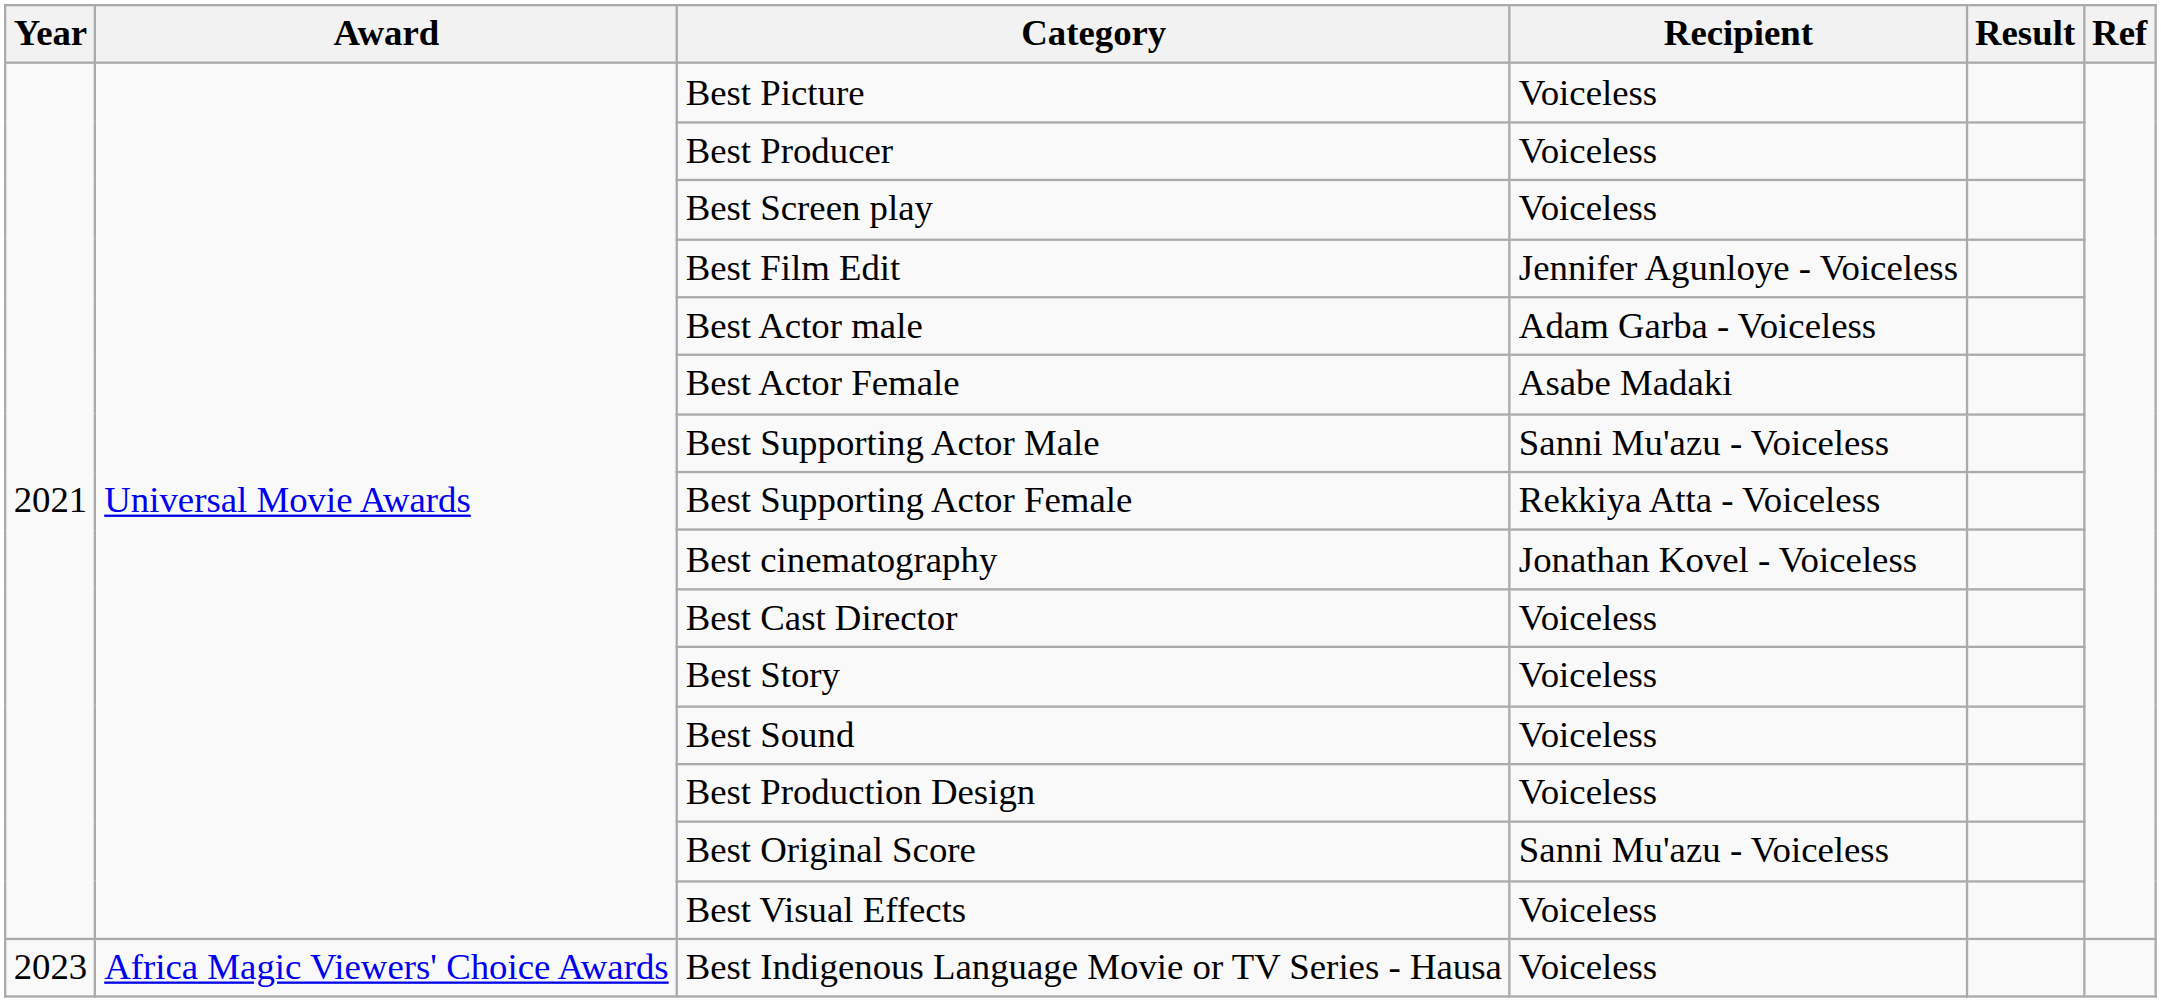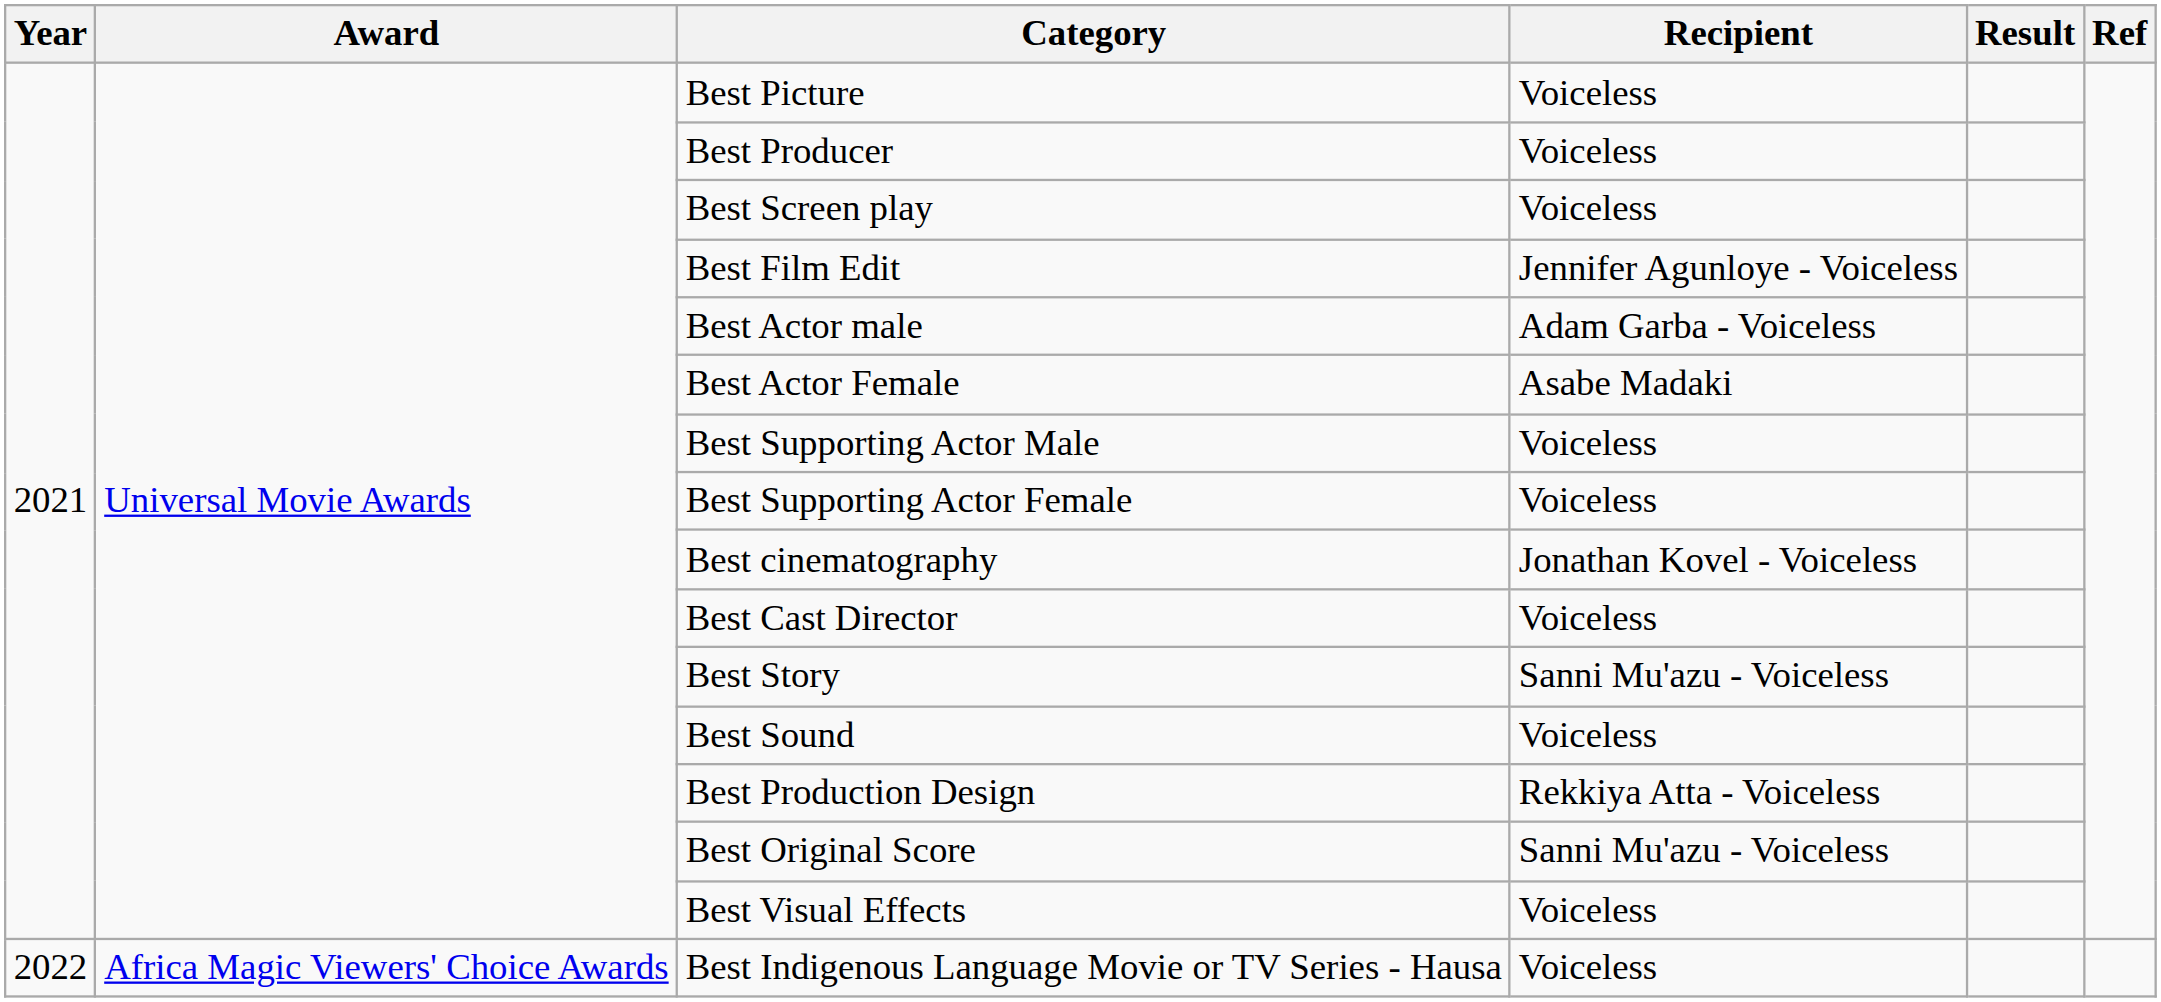(1704, 442) Sanni Mu'azu - Voiceless -> (1588, 442) Voiceless
(1700, 500) Rekkiya Atta - Voiceless -> (1588, 500) Voiceless
(1588, 675) Voiceless -> (1704, 675) Sanni Mu'azu - Voiceless
(1588, 792) Voiceless -> (1700, 792) Rekkiya Atta - Voiceless
(50, 967) 2023 -> (50, 967) 2022
